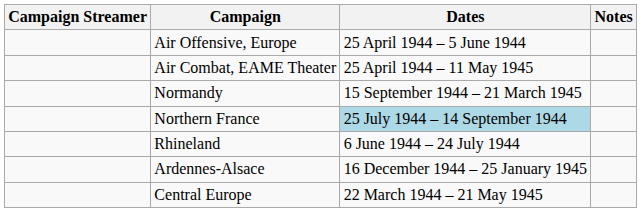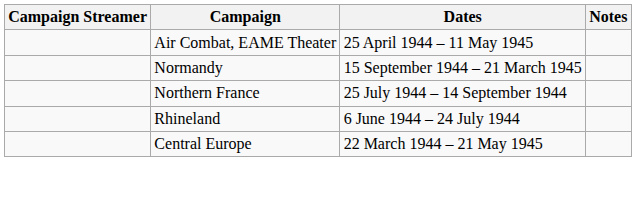- row: (226, 42)
(455, 118) lightblue background -> (455, 93) no background
- row: (209, 169)
